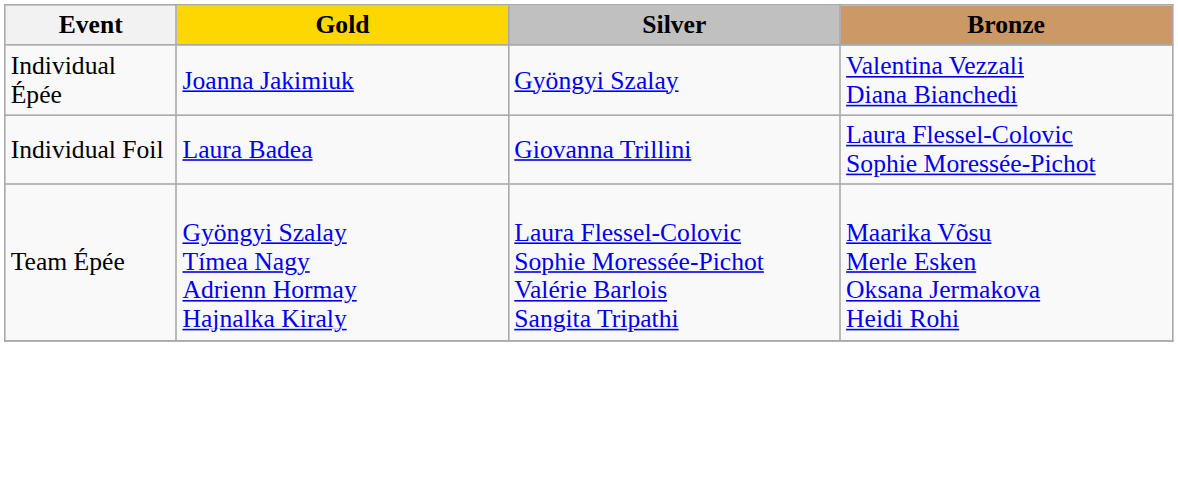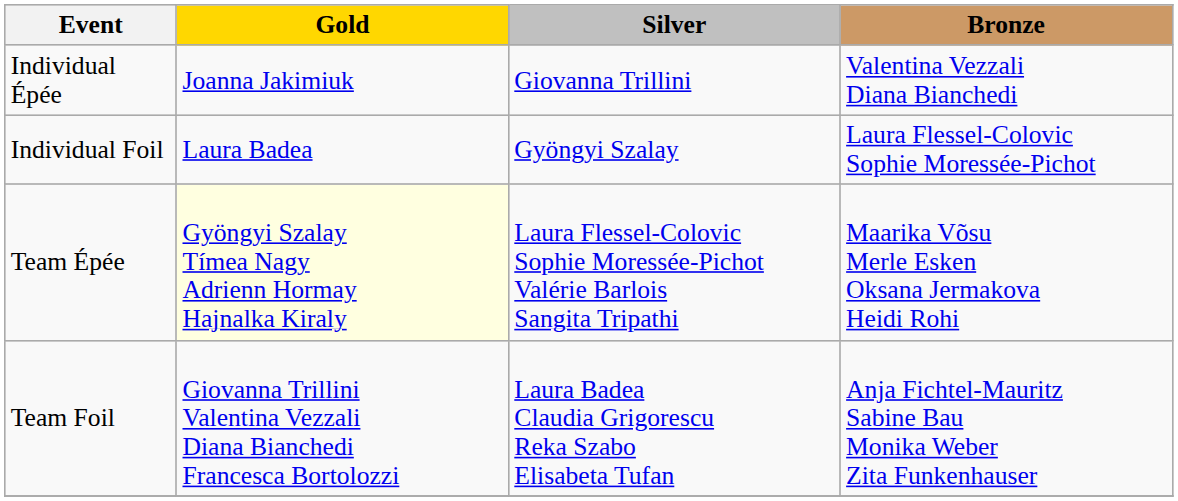(596, 79) Gyöngyi Szalay -> (603, 79) Giovanna Trillini
(603, 149) Giovanna Trillini -> (596, 149) Gyöngyi Szalay
(270, 276) no background -> (270, 276) lightyellow background
+ row: (63, 417)
